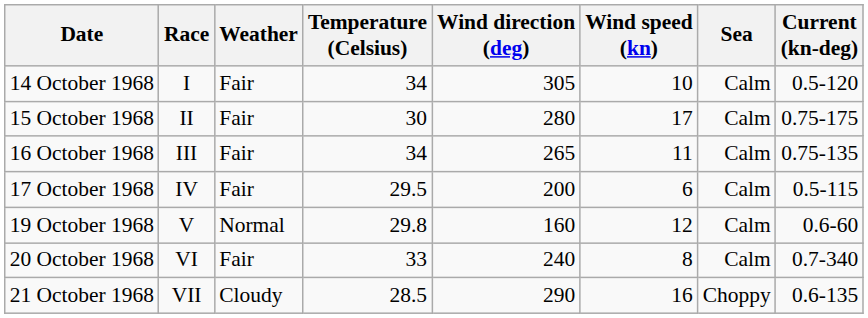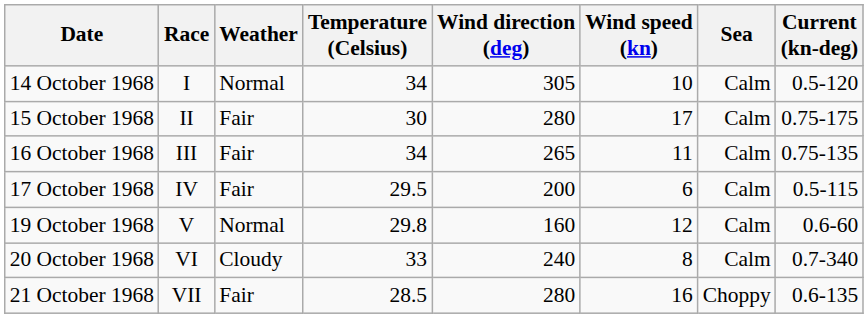(237, 83) Fair -> (252, 83) Normal
(237, 260) Fair -> (251, 260) Cloudy
(251, 295) Cloudy -> (237, 295) Fair
(559, 295) 290 -> (559, 295) 280
